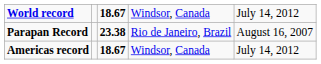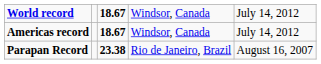rows swapped: (48, 50) <-> (47, 31)
